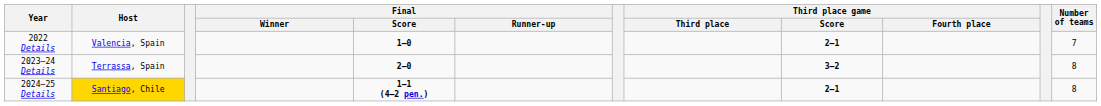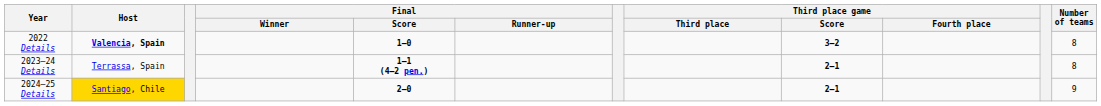(128, 43) normal -> (128, 43) bold
(832, 43) 2–1 -> (832, 43) 3–2
(1074, 43) 7 -> (1074, 43) 8
(404, 66) 2–0 -> (404, 66) 1–1 (4–2 pen.)
(832, 66) 3–2 -> (832, 66) 2–1
(404, 89) 1–1 (4–2 pen.) -> (404, 89) 2–0
(1074, 89) 8 -> (1074, 89) 9
